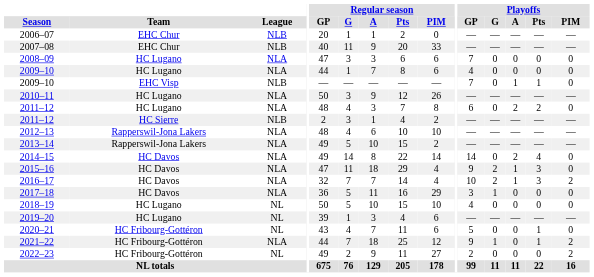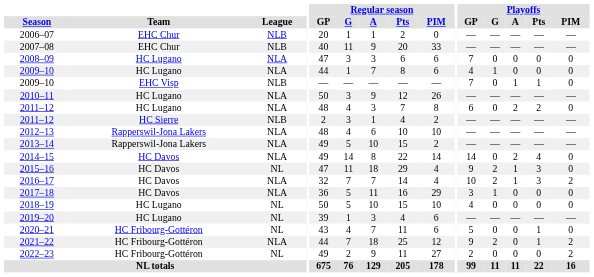(495, 71) 0 -> (495, 71) 1
(277, 168) NLA -> (277, 168) NL
(495, 242) 1 -> (495, 242) 2
